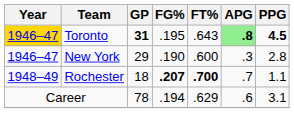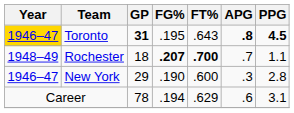(247, 36) lightgreen background -> (247, 36) no background
rows swapped: (92, 56) <-> (94, 77)
